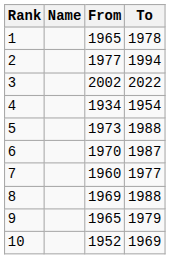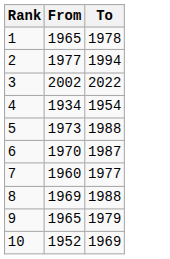- column: (65, 16)
